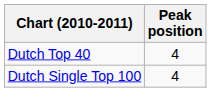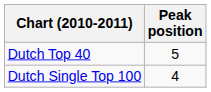(175, 53) 4 -> (175, 53) 5
